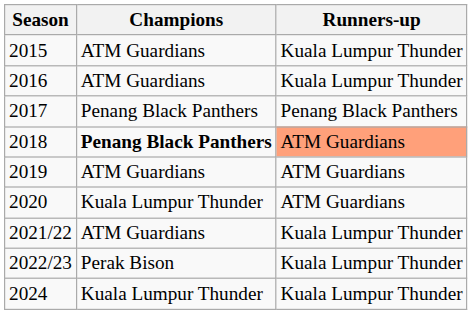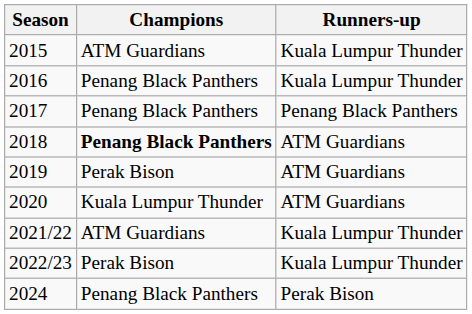(143, 80) ATM Guardians -> (169, 80) Penang Black Panthers
(343, 141) lightsalmon background -> (343, 141) no background
(143, 171) ATM Guardians -> (127, 171) Perak Bison
(172, 293) Kuala Lumpur Thunder -> (169, 293) Penang Black Panthers
(372, 293) Kuala Lumpur Thunder -> (327, 293) Perak Bison
